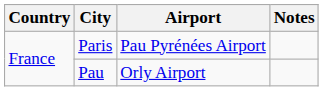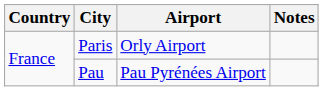(193, 45) Pau Pyrénées Airport -> (163, 45) Orly Airport
(163, 72) Orly Airport -> (193, 72) Pau Pyrénées Airport
